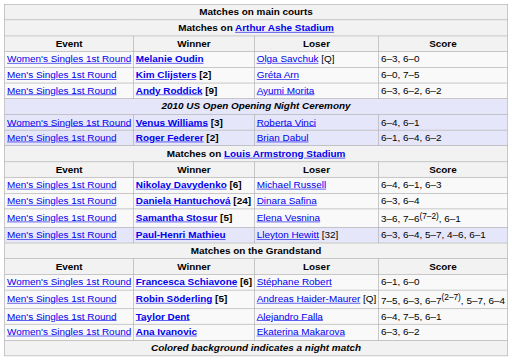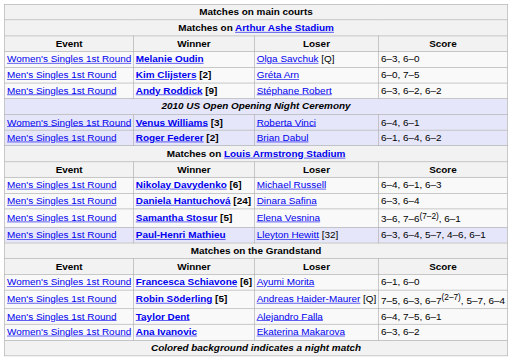(286, 91) Ayumi Morita -> (294, 91) Stéphane Robert
(294, 282) Stéphane Robert -> (286, 282) Ayumi Morita
